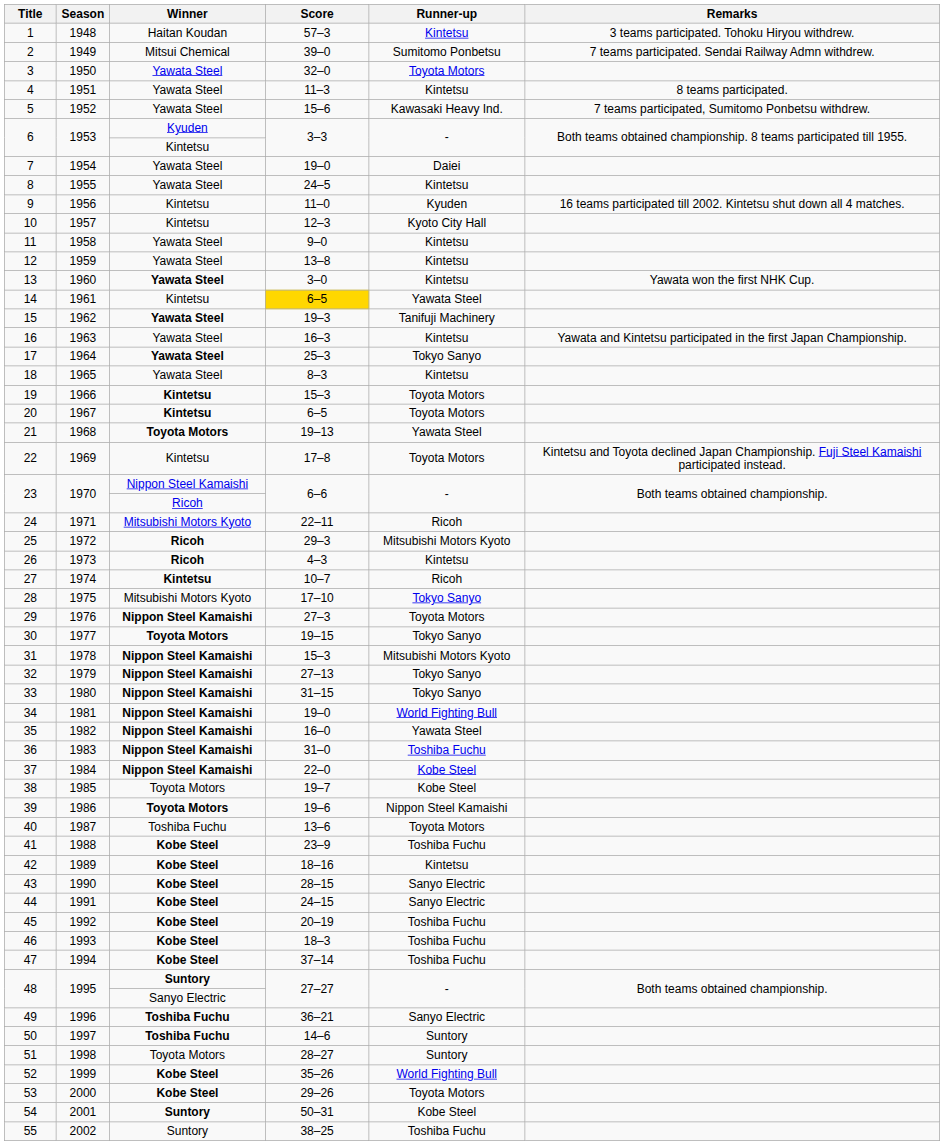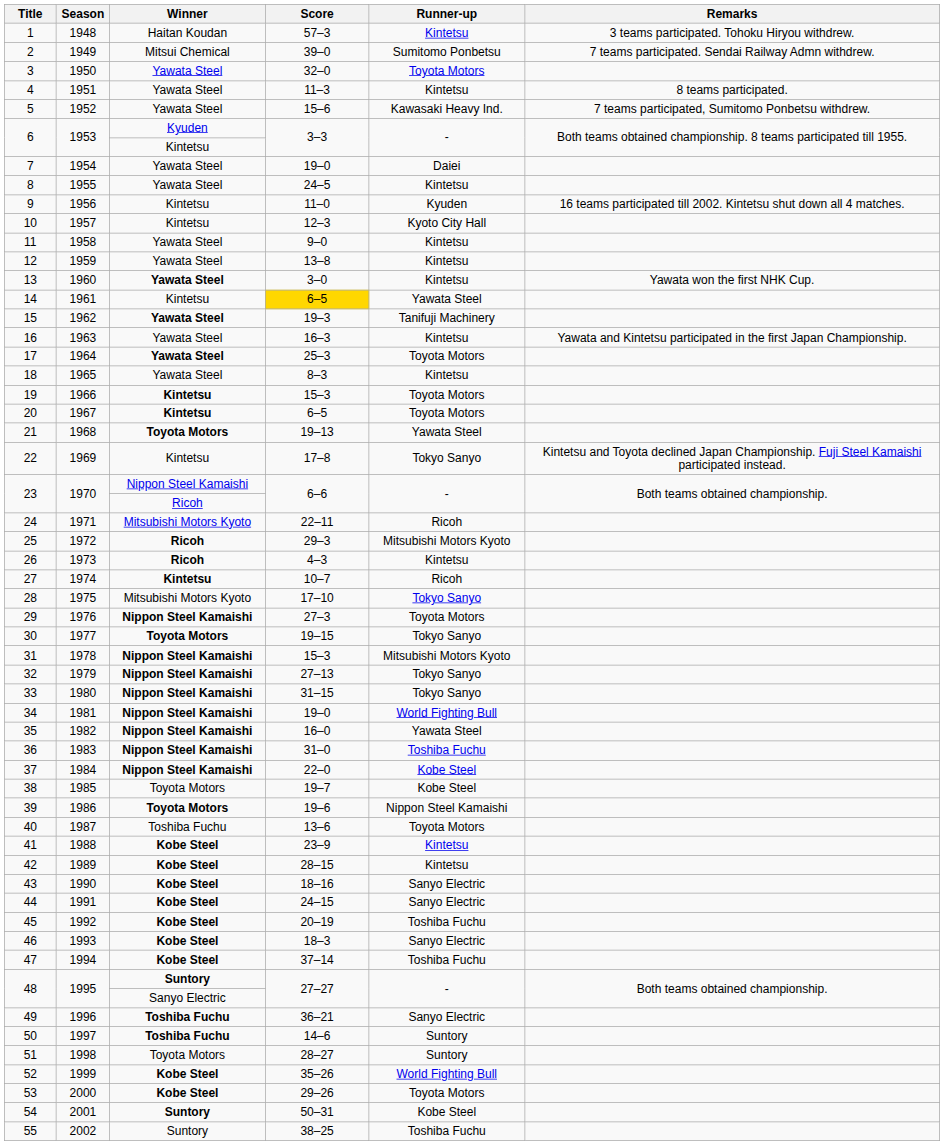(447, 356) Tokyo Sanyo -> (447, 356) Toyota Motors
(447, 458) Toyota Motors -> (447, 458) Tokyo Sanyo
(447, 845) Toshiba Fuchu -> (447, 845) Kintetsu
(317, 864) 18–16 -> (317, 864) 28–15
(317, 883) 28–15 -> (317, 883) 18–16
(447, 941) Toshiba Fuchu -> (447, 941) Sanyo Electric
